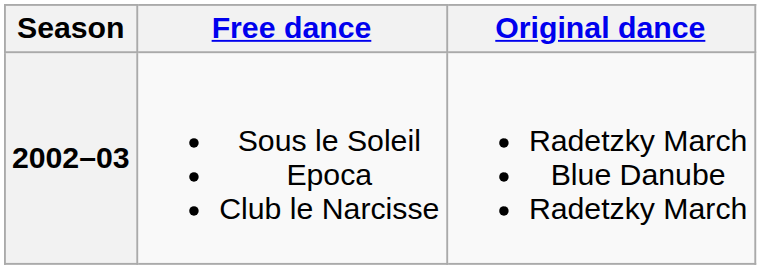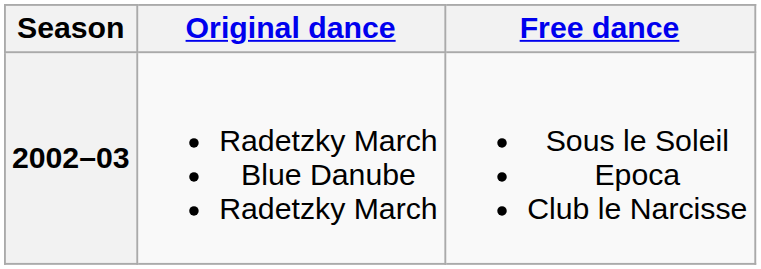columns swapped: (600, 28) <-> (291, 28)
